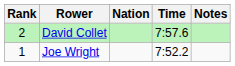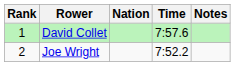(22, 33) 2 -> (22, 33) 1
(22, 52) 1 -> (22, 52) 2
